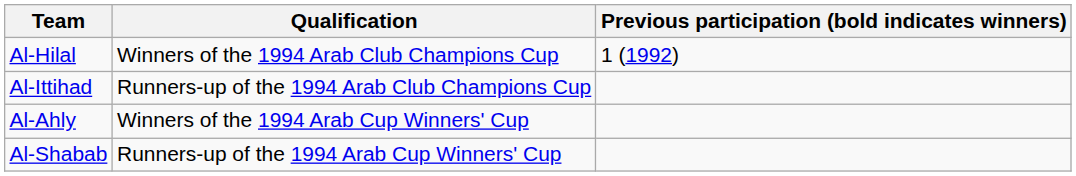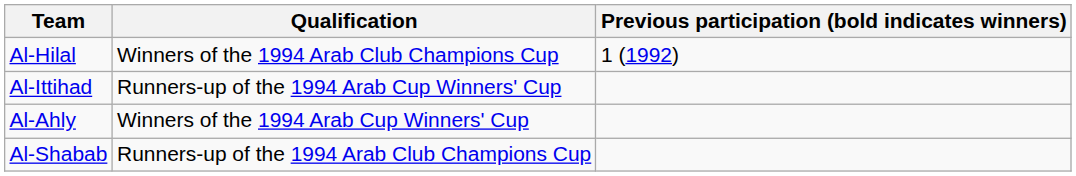(354, 87) Runners-up of the 1994 Arab Club Champions Cup -> (339, 87) Runners-up of the 1994 Arab Cup Winners' Cup
(339, 154) Runners-up of the 1994 Arab Cup Winners' Cup -> (354, 154) Runners-up of the 1994 Arab Club Champions Cup
